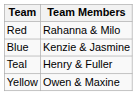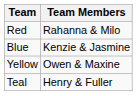rows swapped: (22, 82) <-> (17, 64)
